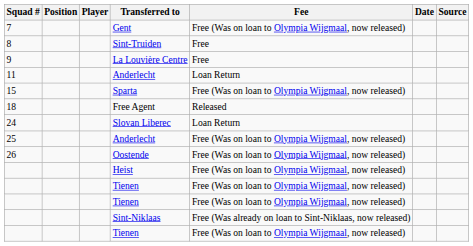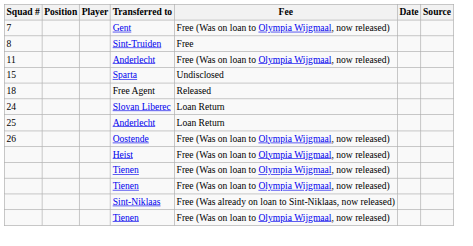- row: (9, 59)
(216, 75) Loan Return -> (283, 59) Free (Was on loan to Olympia Wijgmaal, now released)
(299, 91) Free (Was on loan to Olympia Wijgmaal, now released) -> (200, 75) Undisclosed
(299, 138) Free (Was on loan to Olympia Wijgmaal, now released) -> (201, 123) Loan Return
